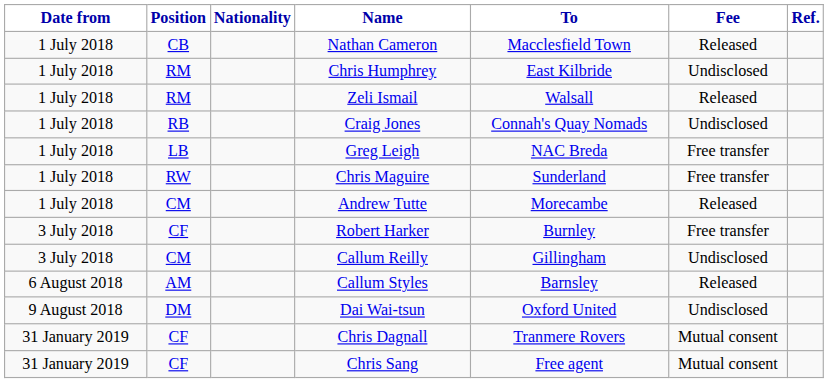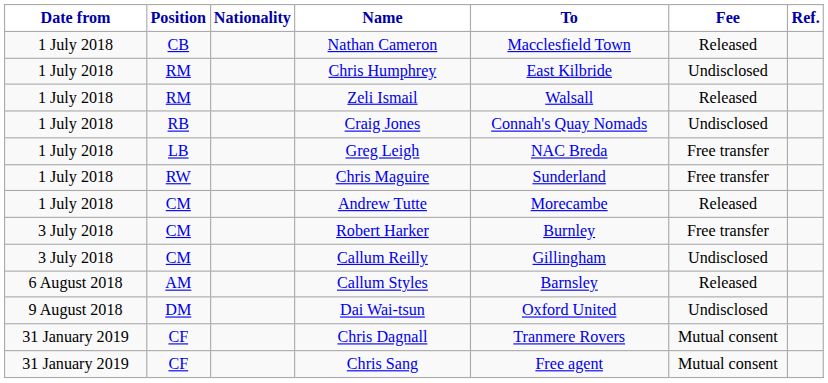(178, 230) CF -> (178, 230) CM
